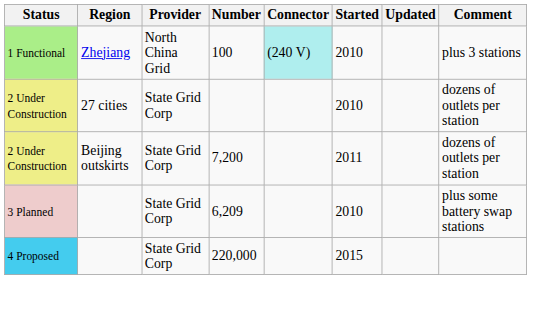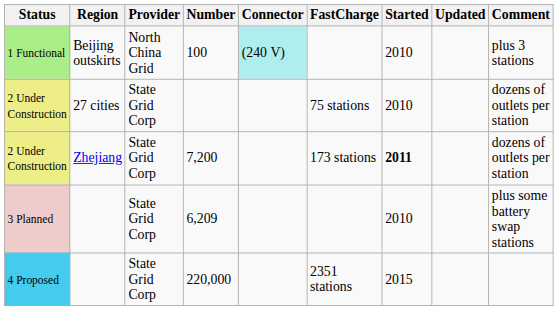+ column: (344, 15)
(106, 52) Zhejiang -> (97, 52) Beijing outskirts
(105, 158) Beijing outskirts -> (98, 158) Zhejiang
(349, 158) normal -> (399, 158) bold
